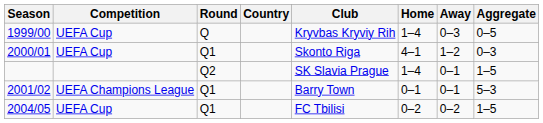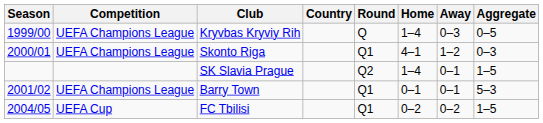columns swapped: (219, 14) <-> (345, 14)
(84, 33) UEFA Cup -> (125, 33) UEFA Champions League
(84, 52) UEFA Cup -> (125, 52) UEFA Champions League
